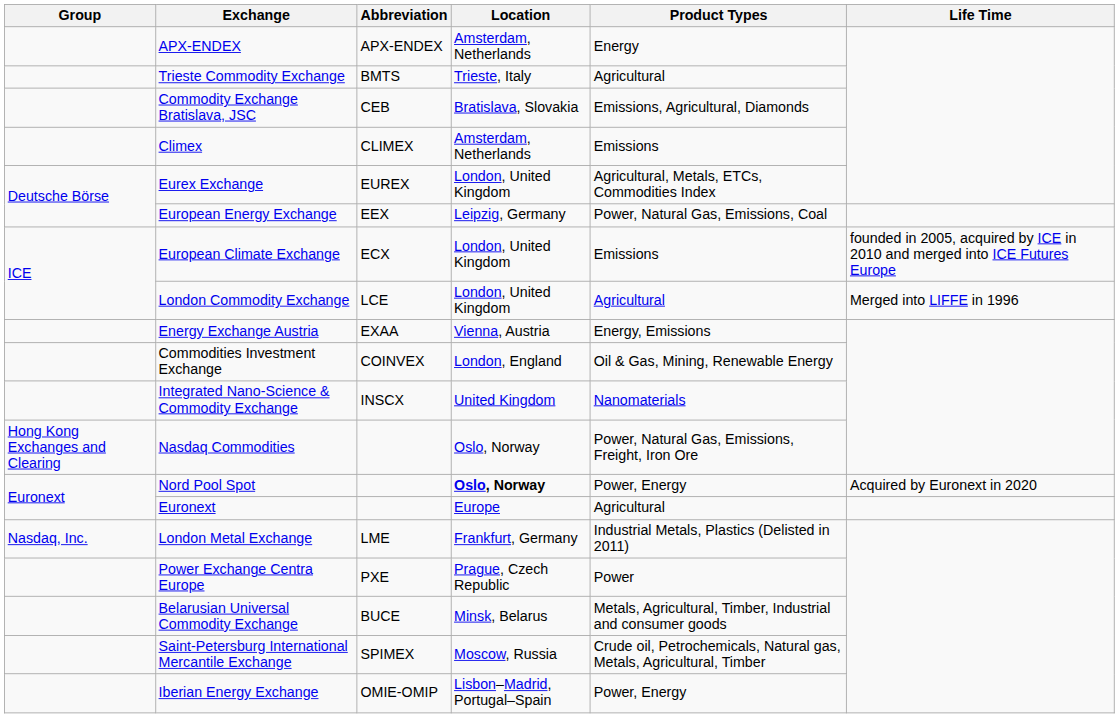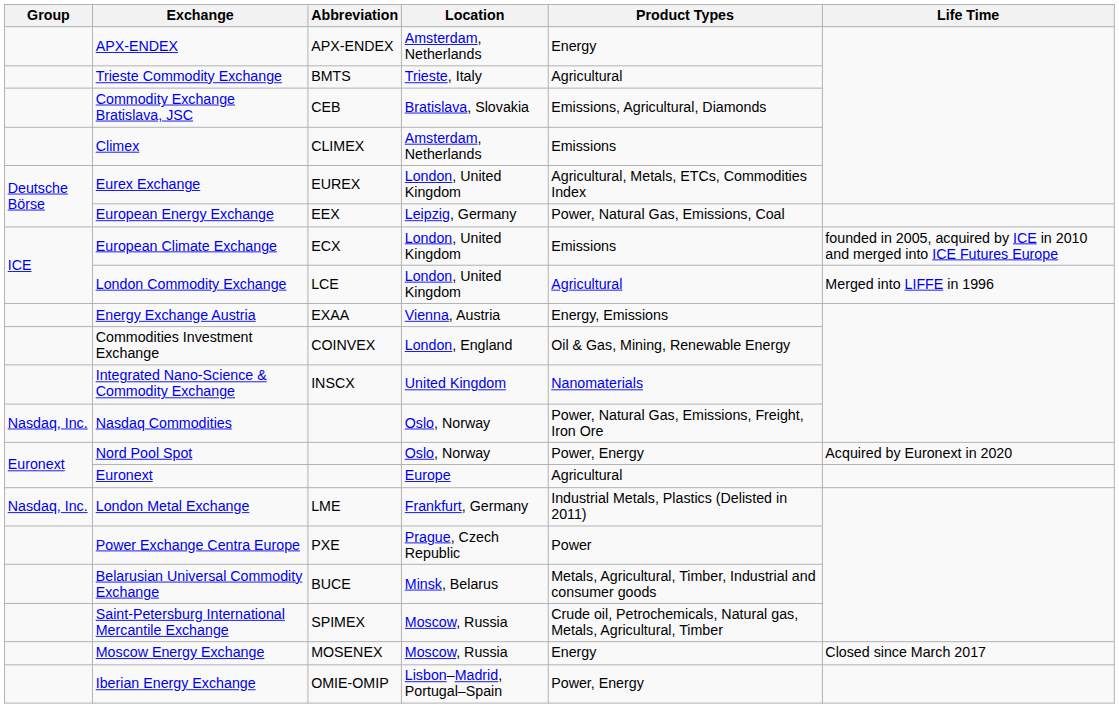(57, 446) Hong Kong Exchanges and Clearing -> (48, 422) Nasdaq, Inc.
(500, 485) bold -> (447, 453) normal
+ row: (180, 653)
